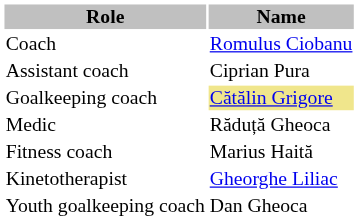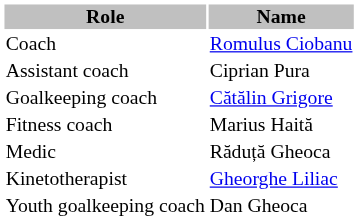(271, 97) khaki background -> (271, 97) no background
rows swapped: (59, 151) <-> (31, 124)
